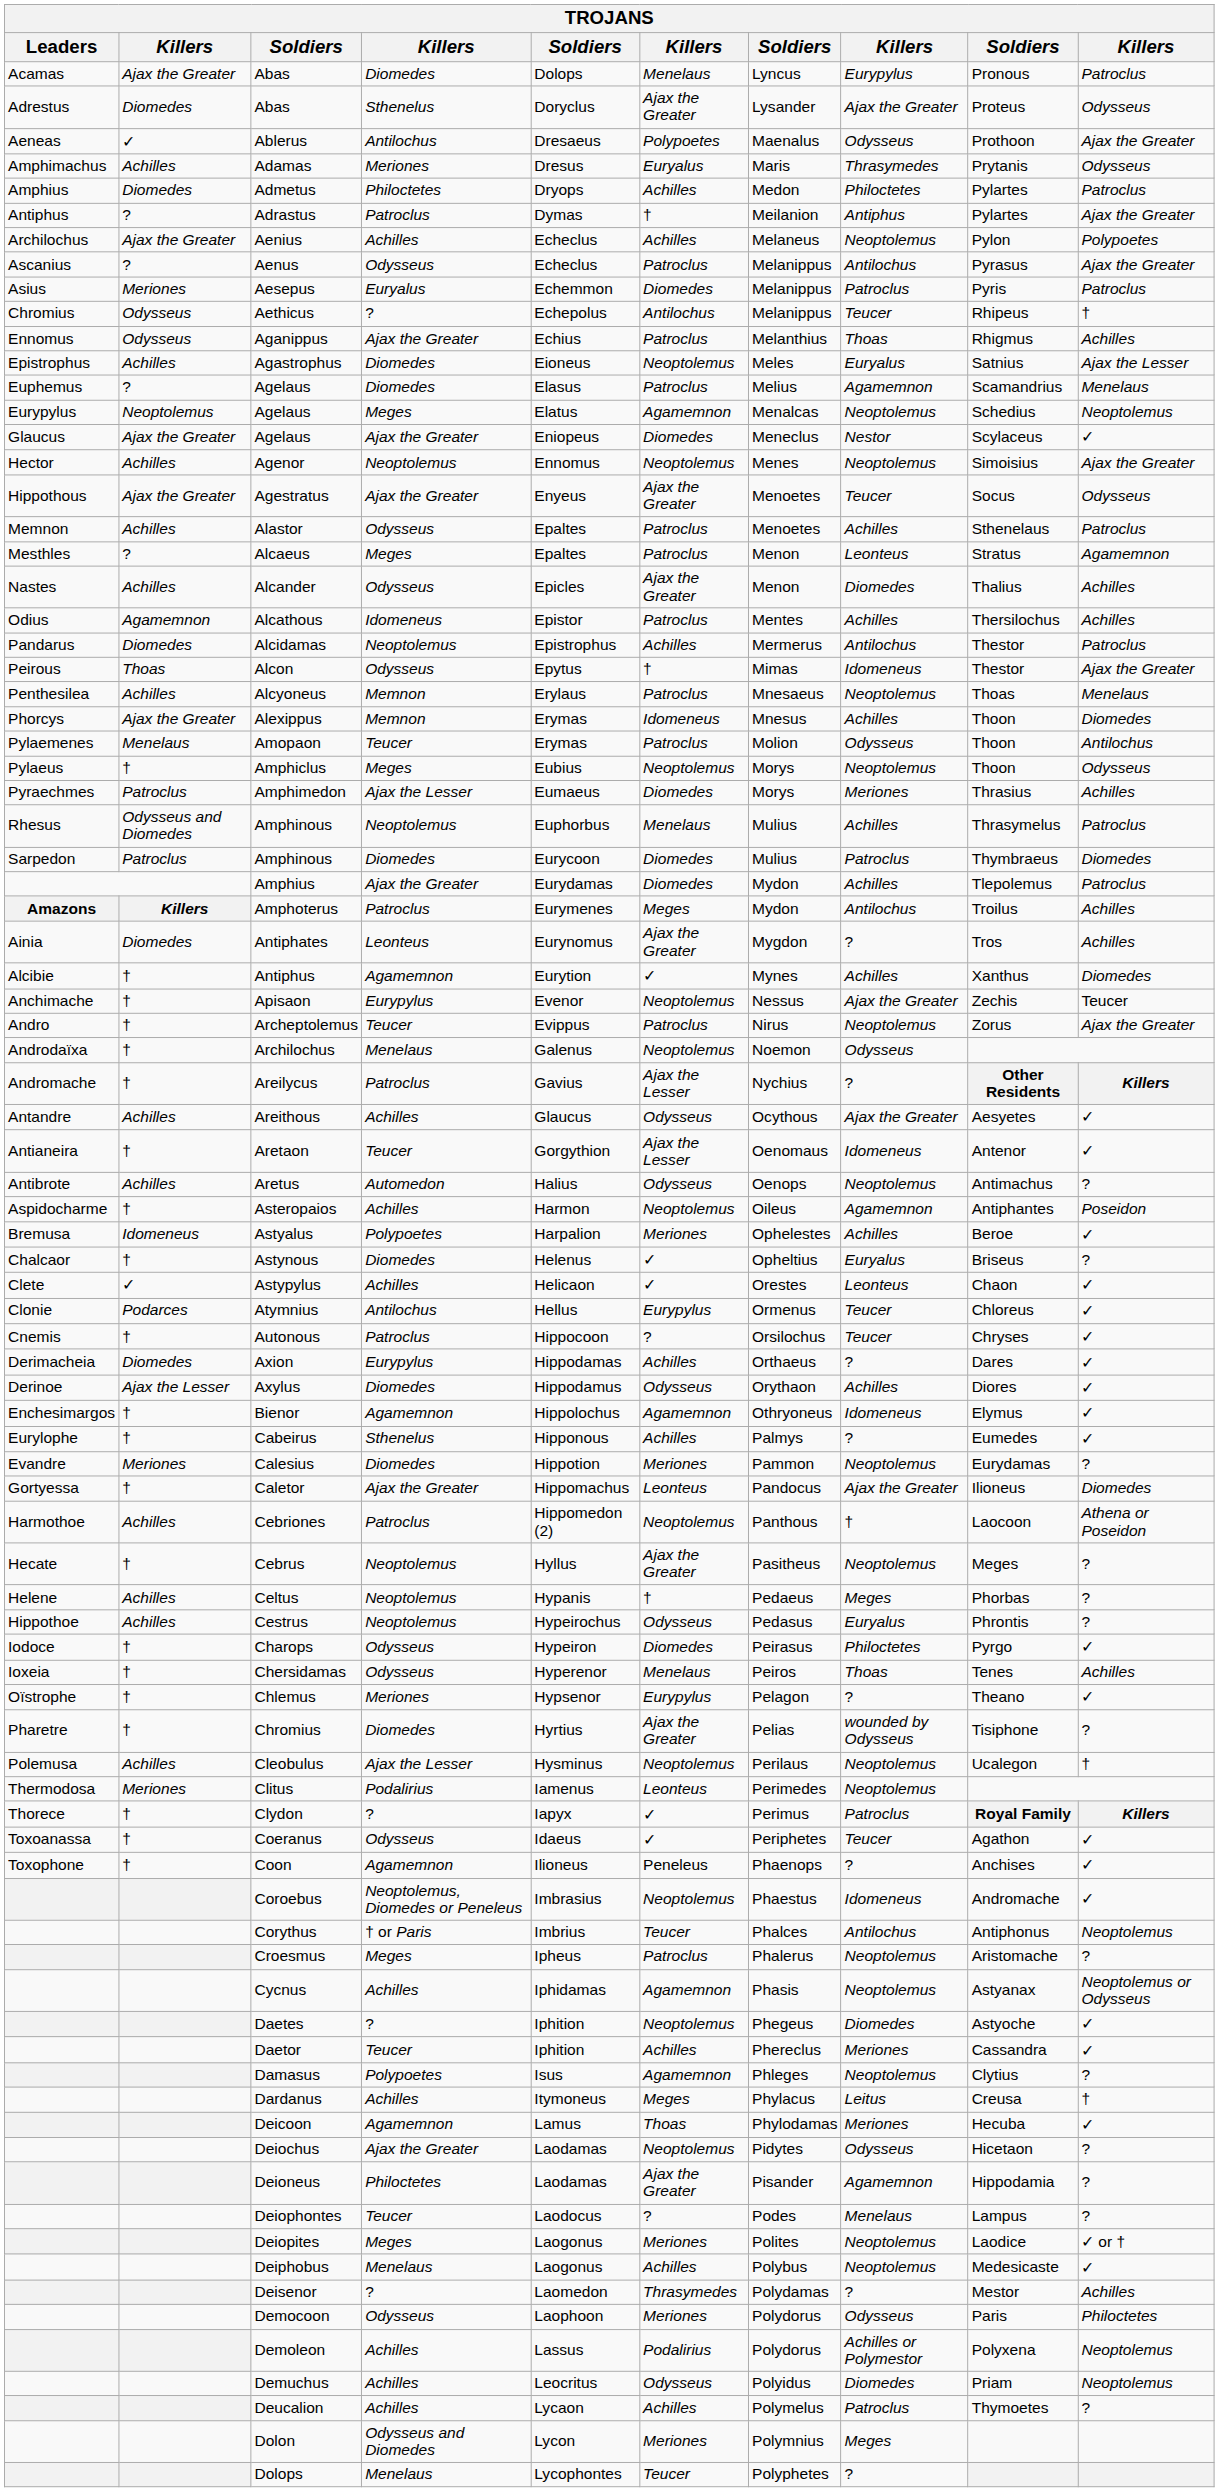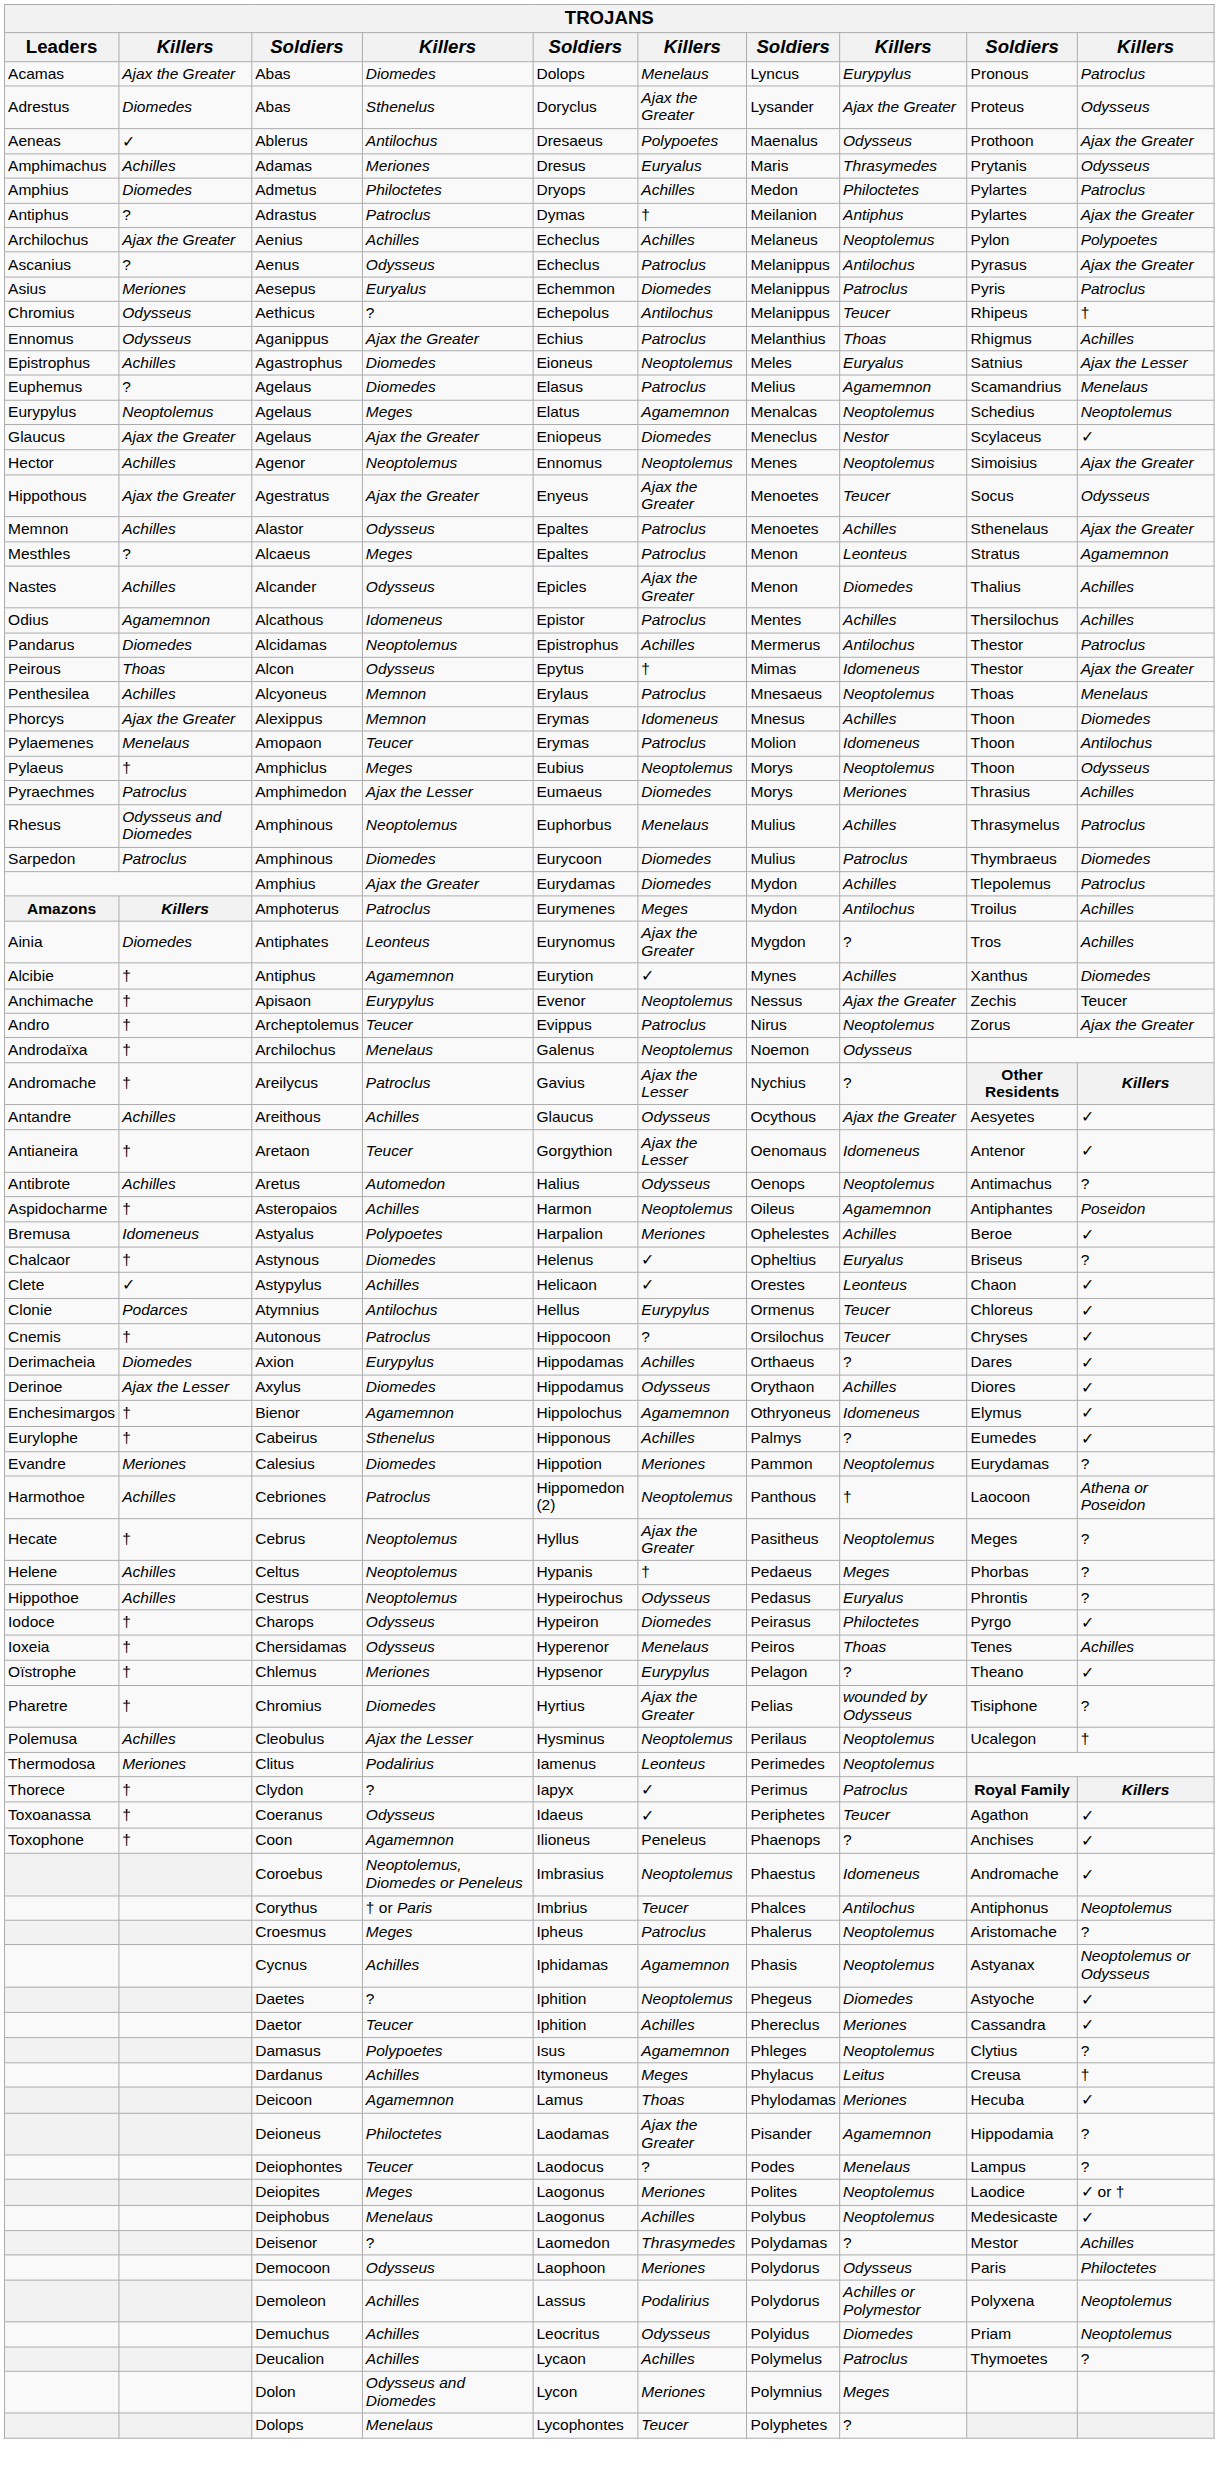(1114, 529) Patroclus -> (1137, 529) Ajax the Greater
(879, 743) Odysseus -> (881, 743) Idomeneus
- row: (43, 1488)
- row: (62, 2150)
